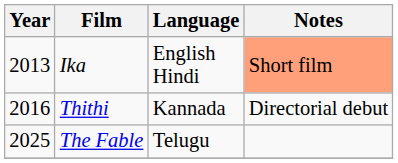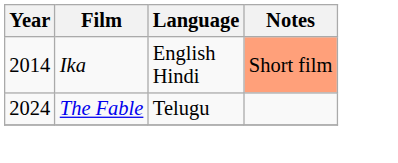(30, 64) 2013 -> (30, 64) 2014
- row: (84, 108)
(30, 141) 2025 -> (30, 108) 2024
